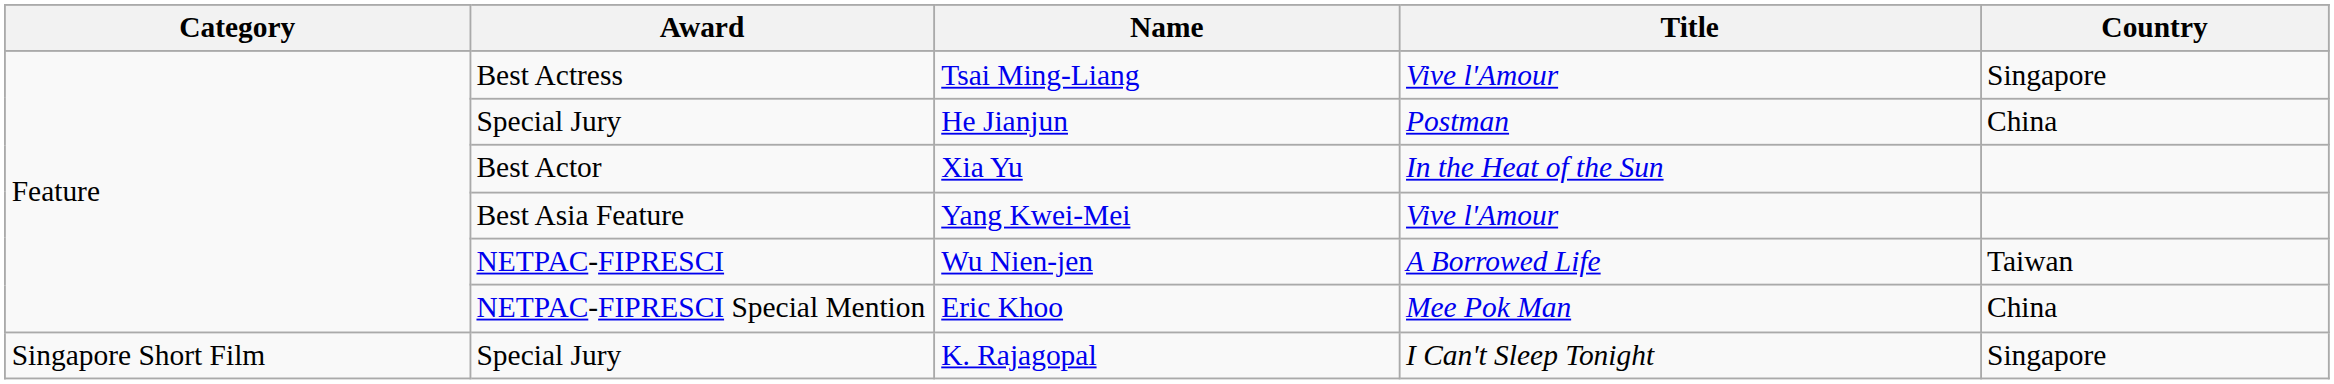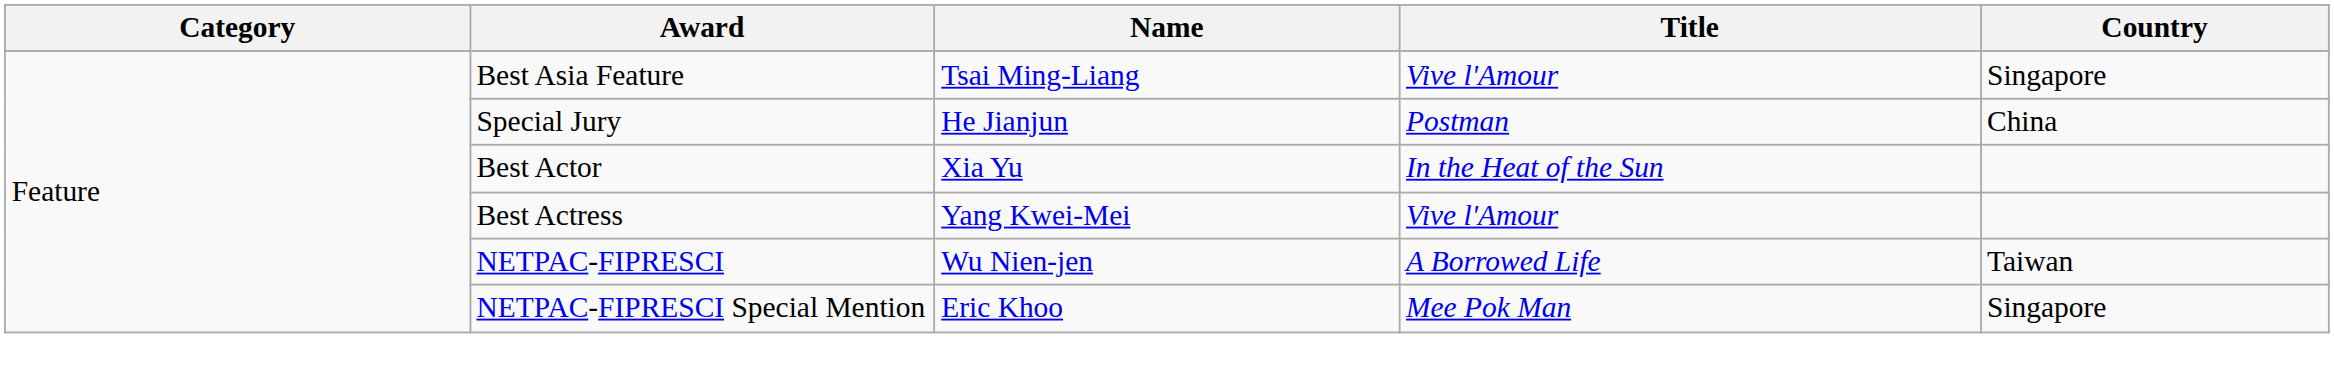(550, 74) Best Actress -> (580, 74) Best Asia Feature
(580, 214) Best Asia Feature -> (550, 214) Best Actress
(2022, 307) China -> (2047, 307) Singapore
- row: (1019, 354)
